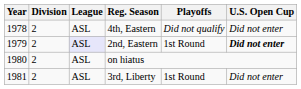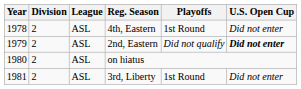(194, 28) Did not qualify -> (184, 28) 1st Round
(81, 44) lavender background -> (81, 44) no background
(184, 44) 1st Round -> (194, 44) Did not qualify
